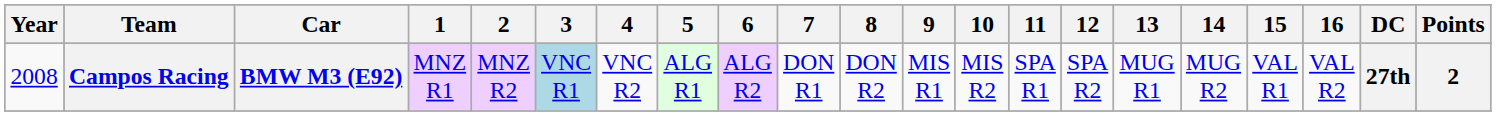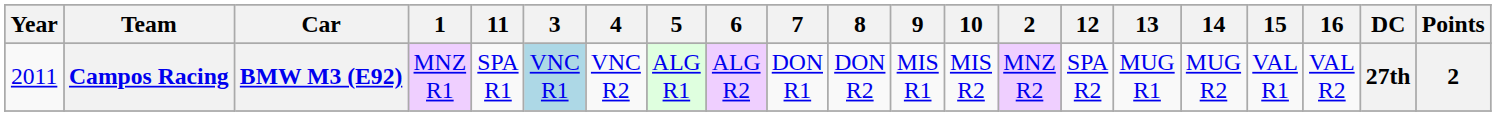columns swapped: (504, 23) <-> (1035, 23)
(34, 76) 2008 -> (34, 76) 2011
